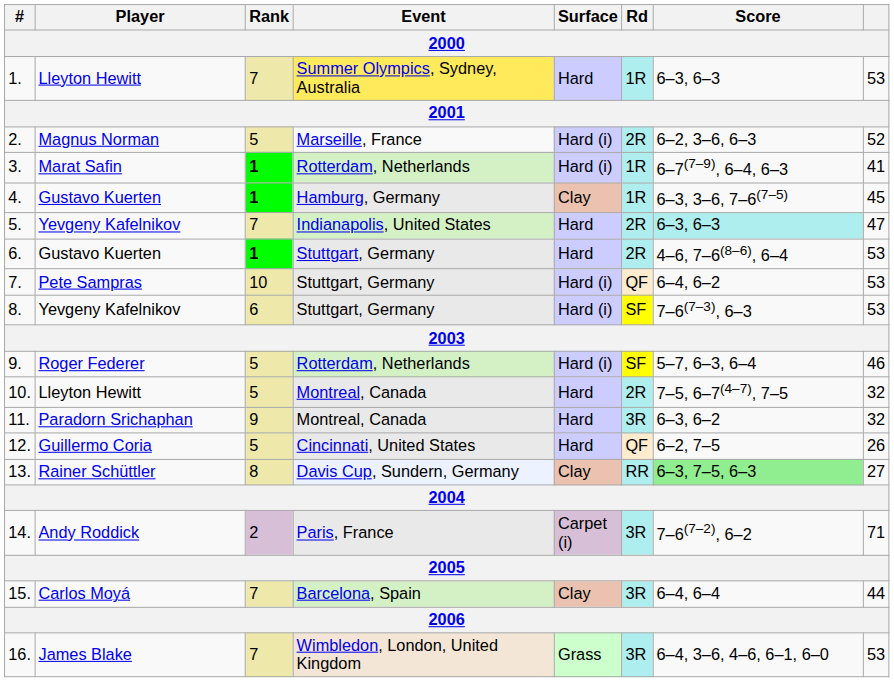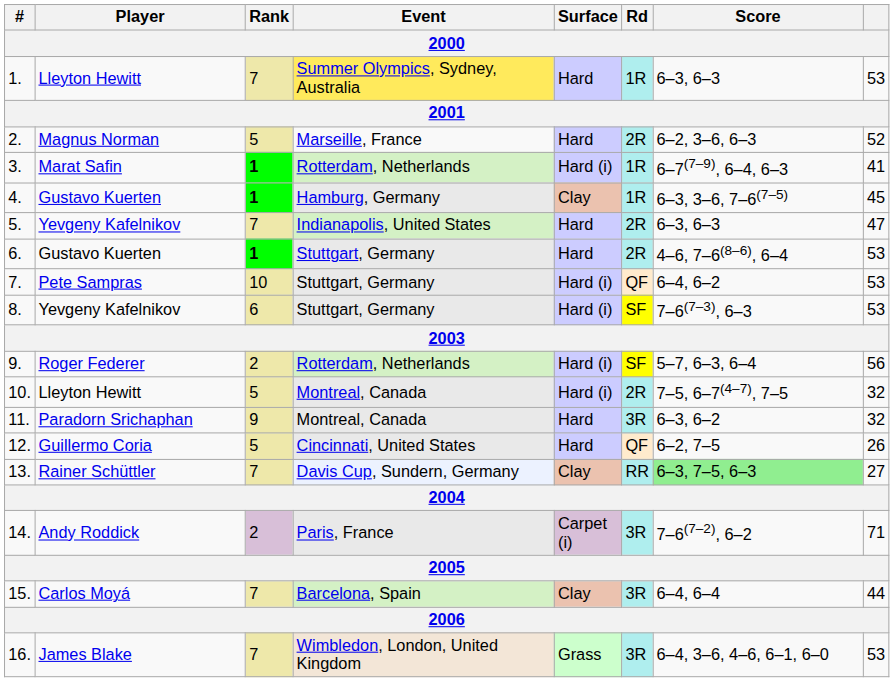(585, 139) Hard (i) -> (576, 139) Hard
(688, 225) paleturquoise background -> (688, 225) no background
(254, 364) 5 -> (254, 364) 2
(876, 364) 46 -> (876, 364) 56
(576, 392) Hard -> (585, 392) Hard (i)
(254, 471) 8 -> (254, 471) 7
